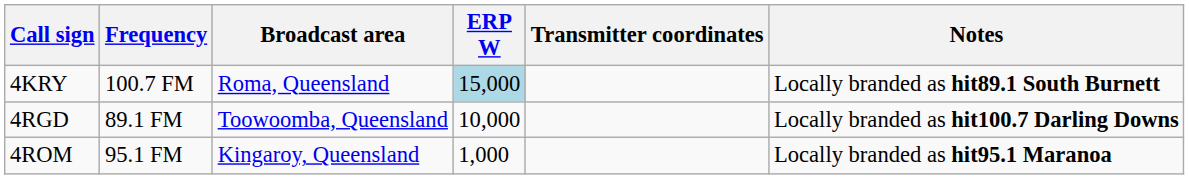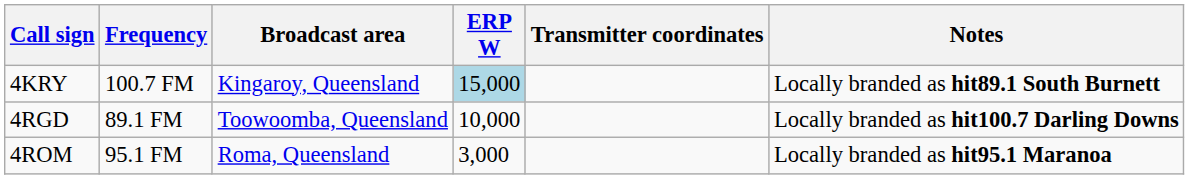(304, 83) Roma, Queensland -> (318, 83) Kingaroy, Queensland
(318, 155) Kingaroy, Queensland -> (304, 155) Roma, Queensland
(484, 155) 1,000 -> (484, 155) 3,000
